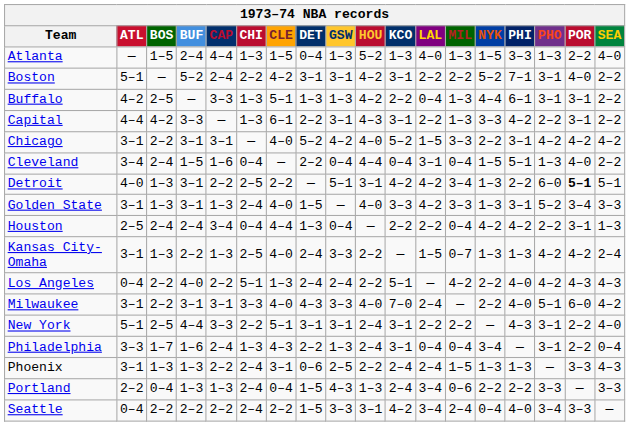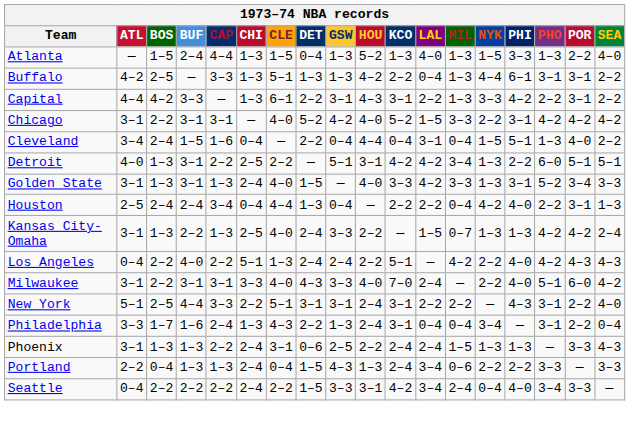- row: (31, 79)
(580, 185) bold -> (580, 163) normal
(520, 227) 4–2 -> (520, 206) 4–0
